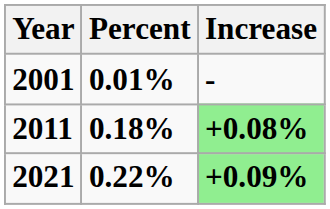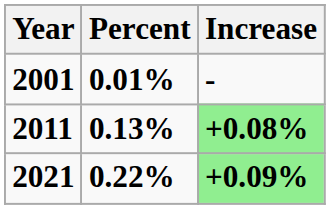(132, 128) 0.18% -> (132, 128) 0.13%
